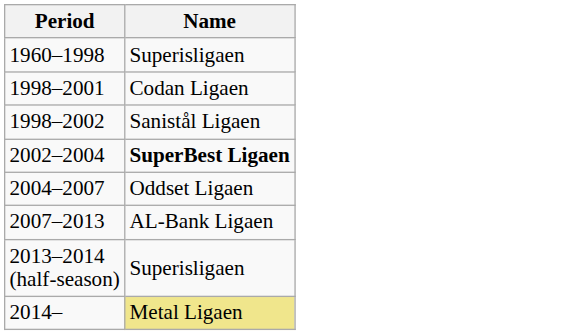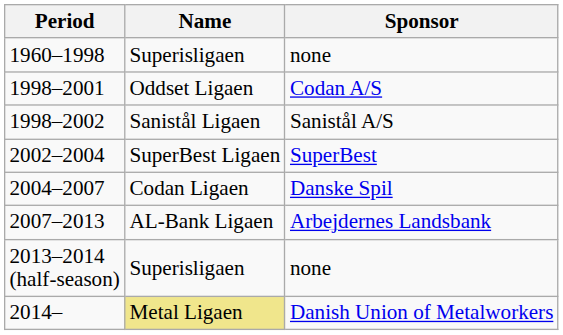+ column: (422, 21)
(189, 88) Codan Ligaen -> (191, 88) Oddset Ligaen
(210, 155) bold -> (205, 155) normal
(191, 188) Oddset Ligaen -> (189, 188) Codan Ligaen
